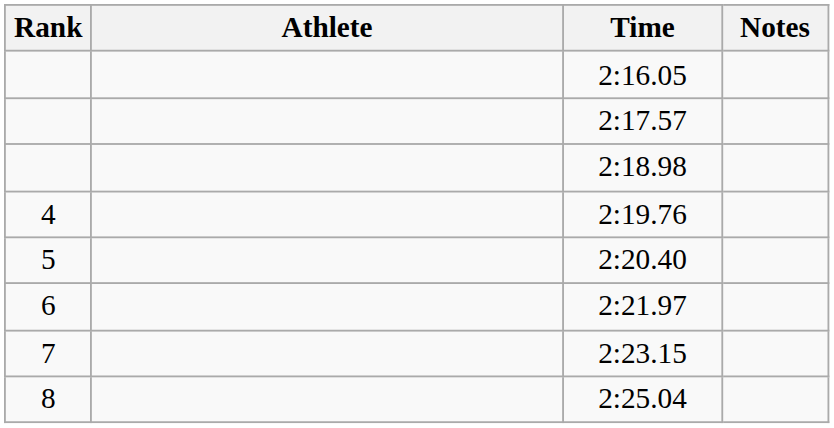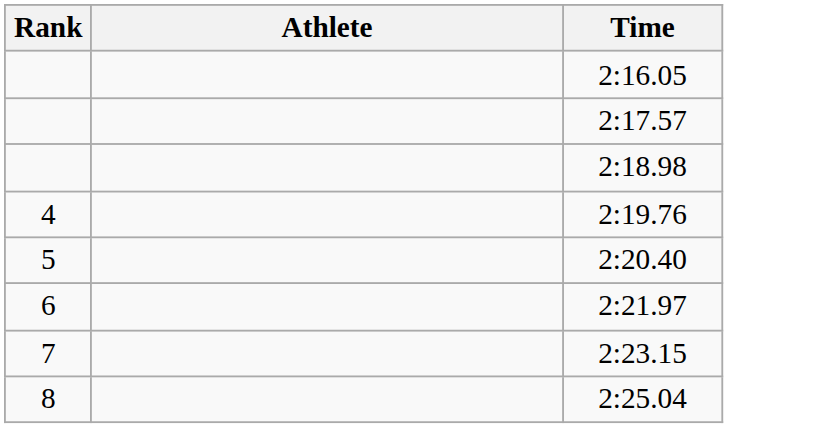- column: (775, 27)
